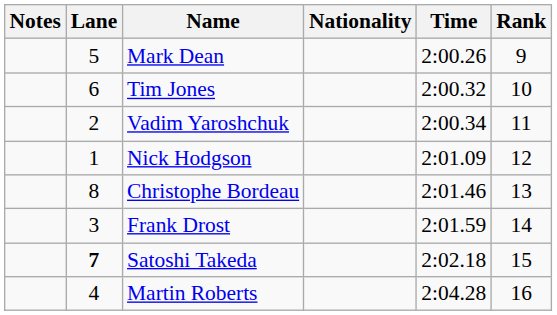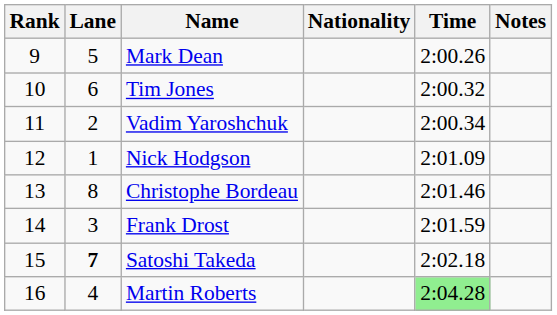columns swapped: (521, 21) <-> (35, 21)
(454, 293) no background -> (453, 293) lightgreen background
